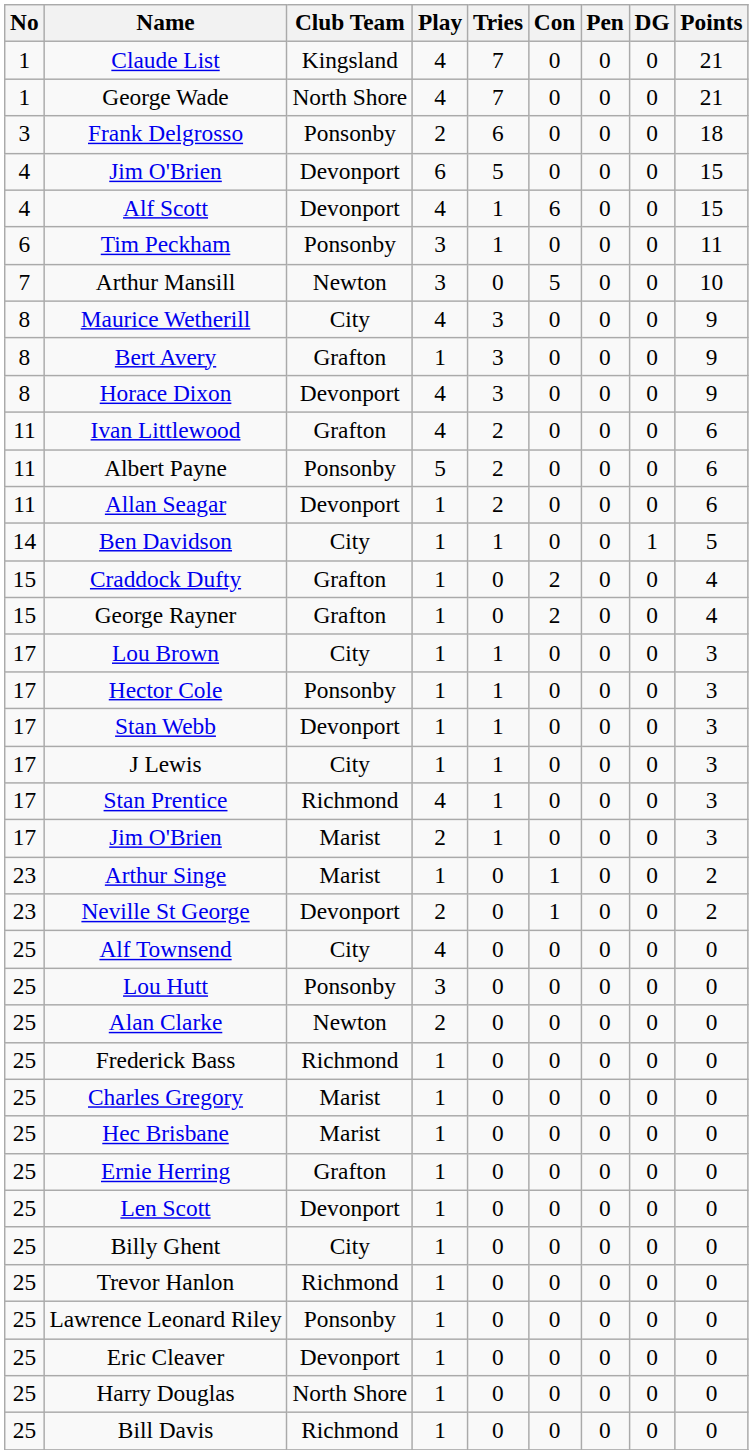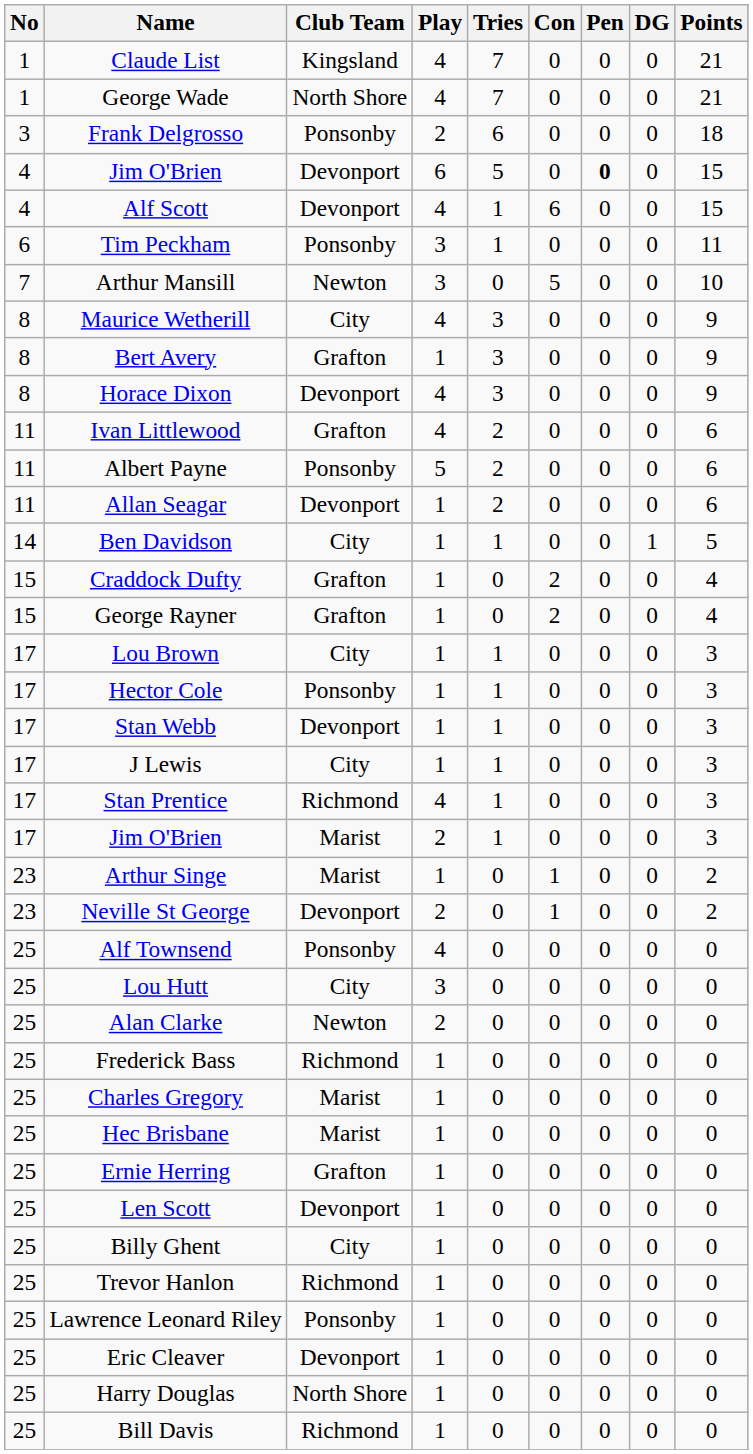(605, 171) normal -> (605, 171) bold
(350, 949) City -> (350, 949) Ponsonby
(350, 986) Ponsonby -> (350, 986) City
